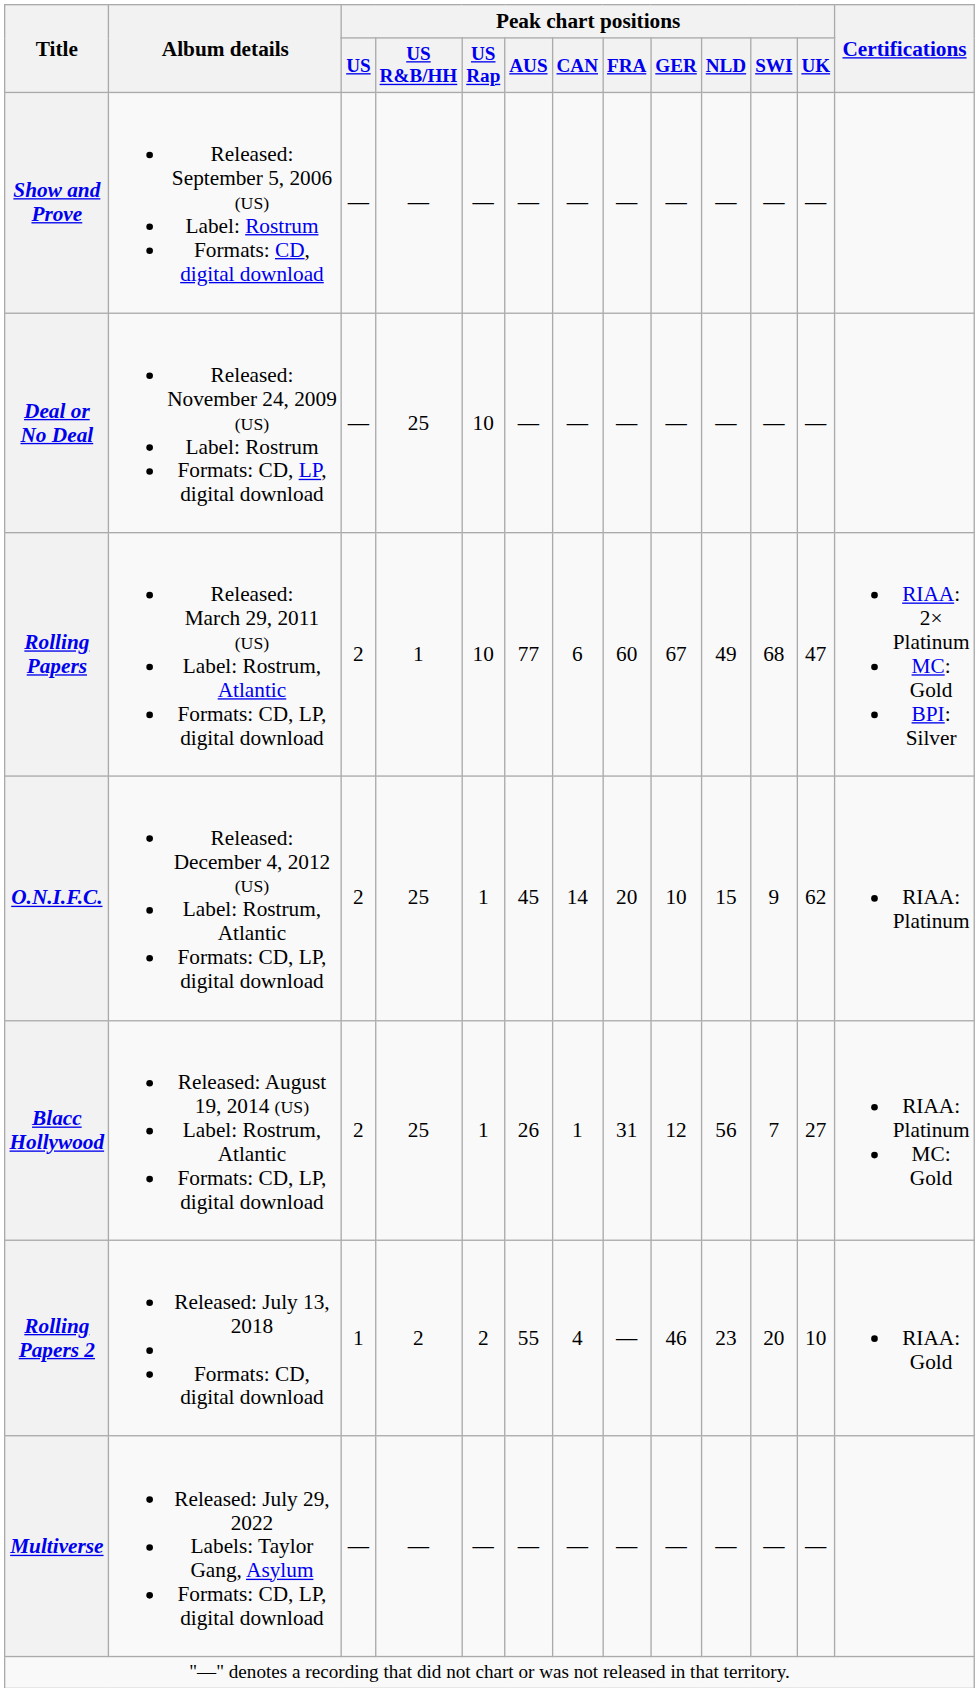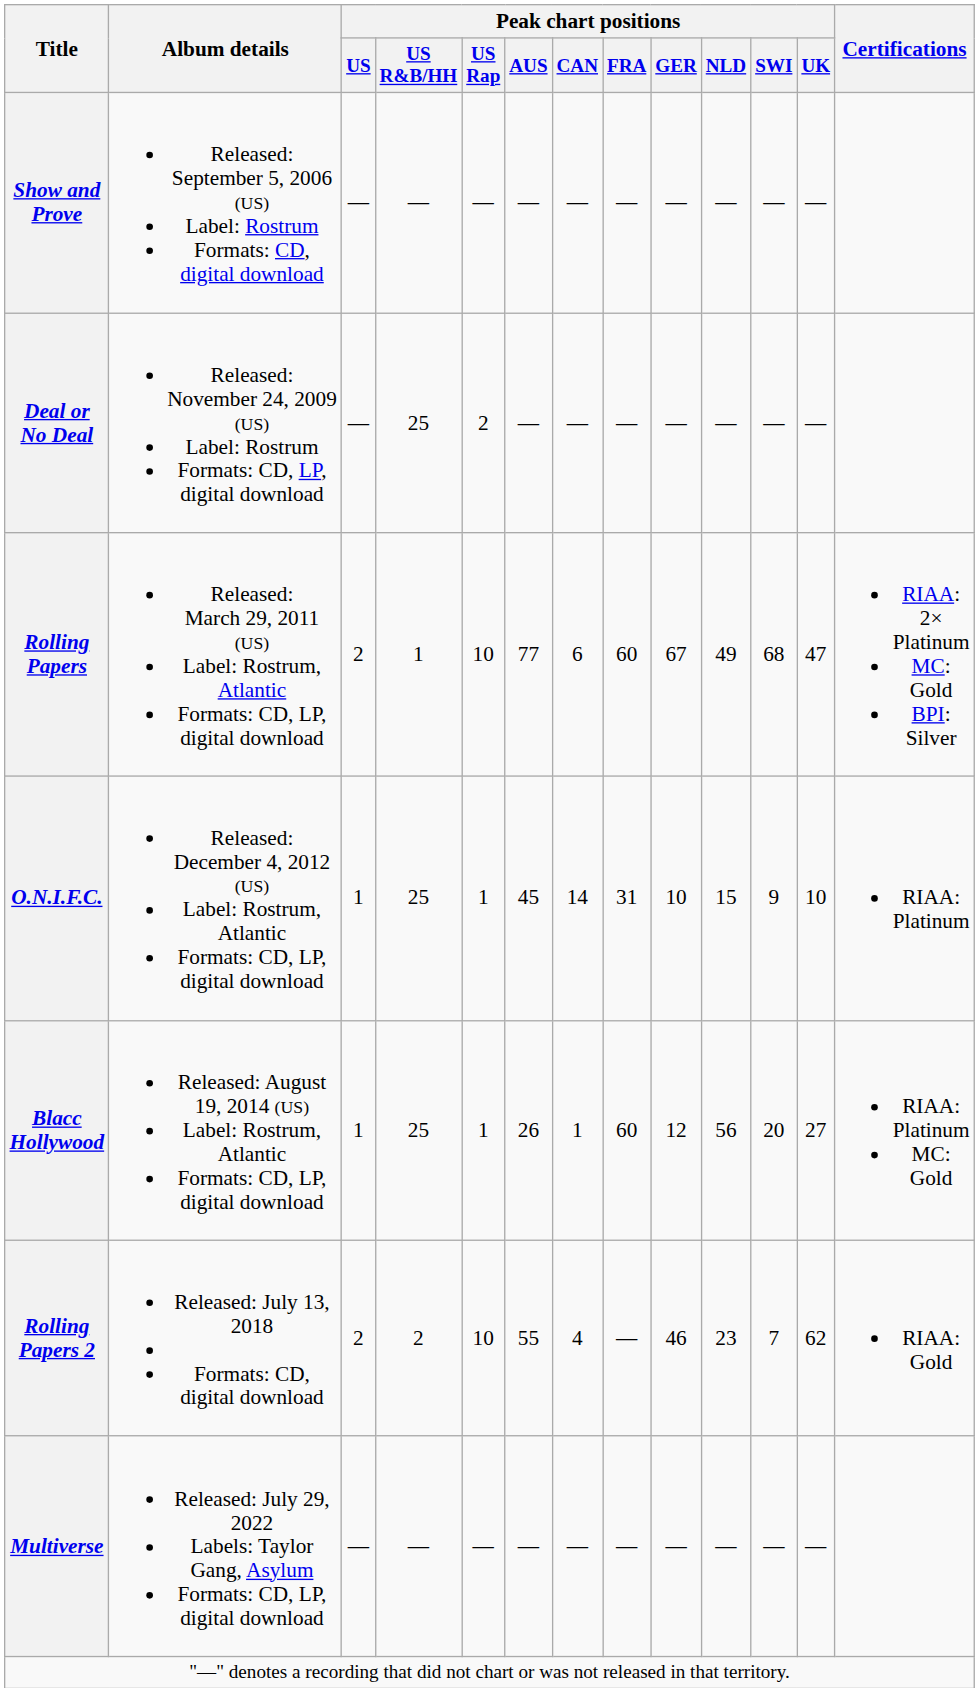(483, 422) 10 -> (483, 422) 2
(358, 898) 2 -> (358, 898) 1
(627, 898) 20 -> (627, 898) 31
(816, 898) 62 -> (816, 898) 10
(358, 1130) 2 -> (358, 1130) 1
(627, 1130) 31 -> (627, 1130) 60
(774, 1130) 7 -> (774, 1130) 20
(358, 1338) 1 -> (358, 1338) 2
(483, 1338) 2 -> (483, 1338) 10
(774, 1338) 20 -> (774, 1338) 7
(816, 1338) 10 -> (816, 1338) 62
